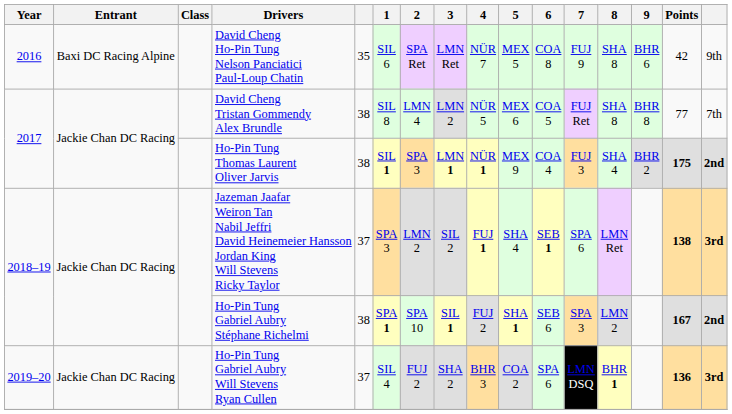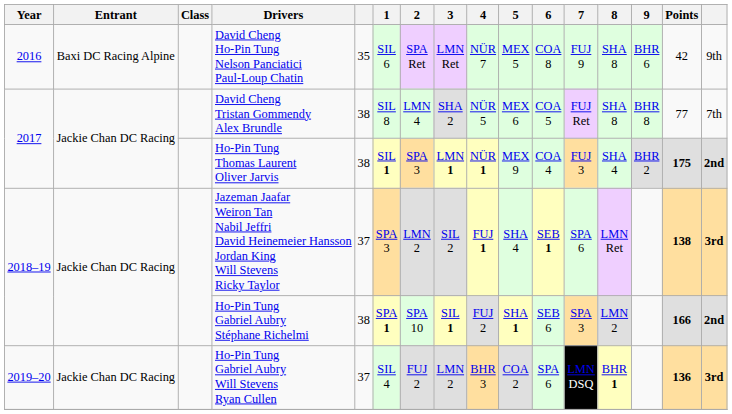(450, 113) LMN 2 -> (450, 113) SHA 2
(682, 320) 167 -> (682, 320) 166
(450, 377) SHA 2 -> (450, 377) LMN 2
